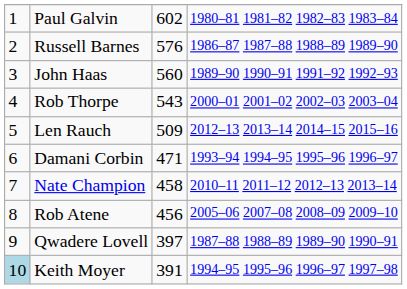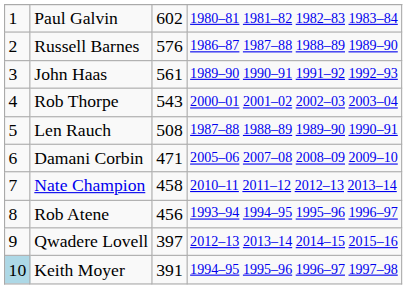(169, 74) 560 -> (169, 74) 561
(169, 130) 509 -> (169, 130) 508
(294, 130) 2012–13 2013–14 2014–15 2015–16 -> (294, 130) 1987–88 1988–89 1989–90 1990–91
(294, 158) 1993–94 1994–95 1995–96 1996–97 -> (294, 158) 2005–06 2007–08 2008–09 2009–10
(294, 213) 2005–06 2007–08 2008–09 2009–10 -> (294, 213) 1993–94 1994–95 1995–96 1996–97
(294, 241) 1987–88 1988–89 1989–90 1990–91 -> (294, 241) 2012–13 2013–14 2014–15 2015–16
